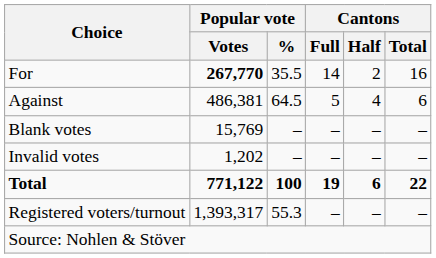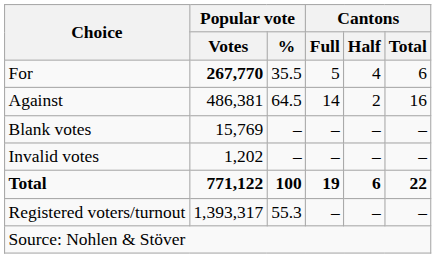(331, 73) 14 -> (335, 73) 5
(376, 73) 2 -> (376, 73) 4
(418, 73) 16 -> (423, 73) 6
(335, 101) 5 -> (331, 101) 14
(376, 101) 4 -> (376, 101) 2
(423, 101) 6 -> (418, 101) 16
